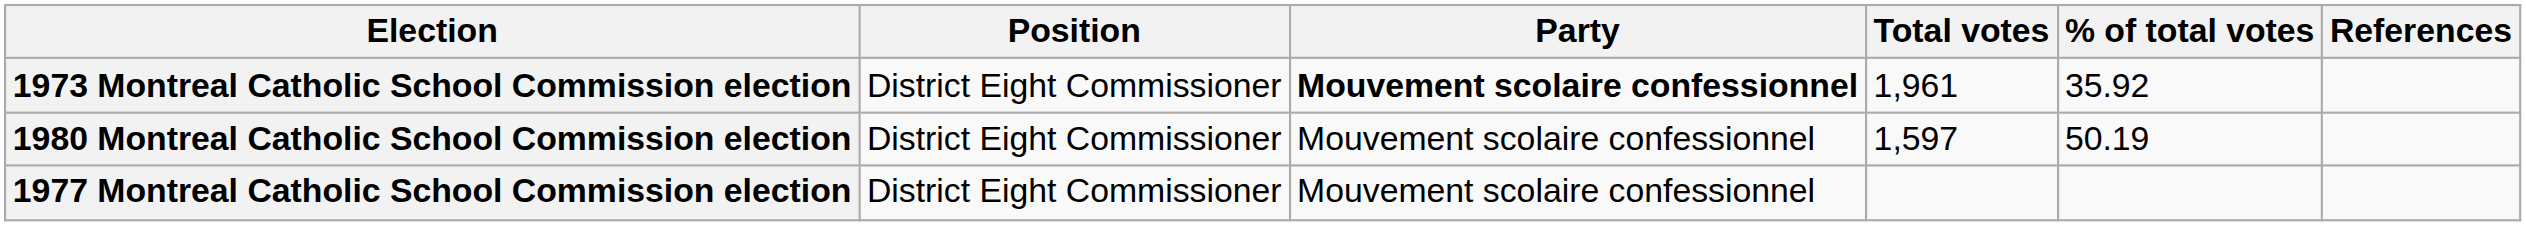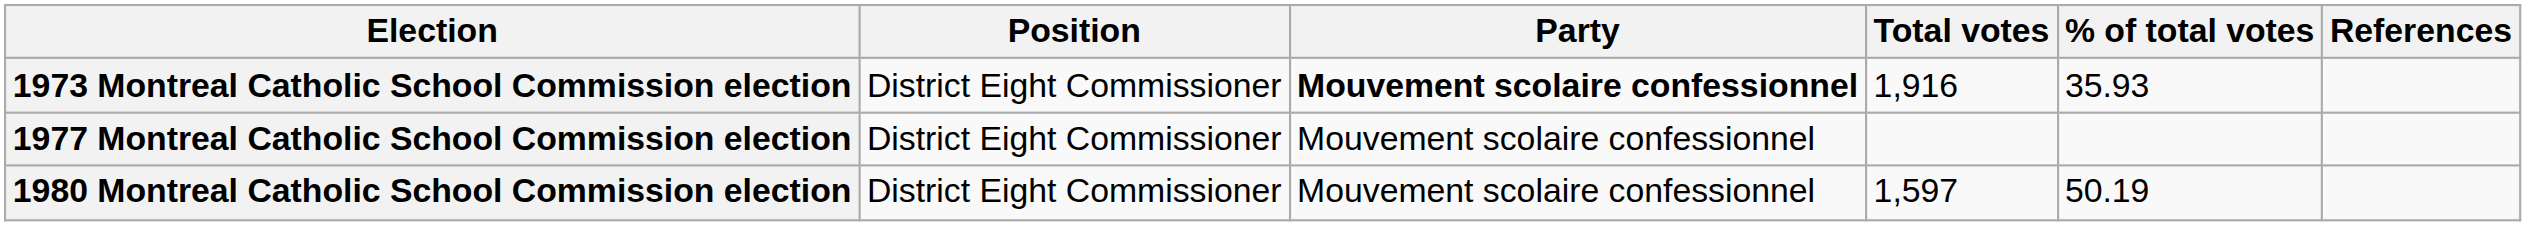(1916, 84) 1,961 -> (1916, 84) 1,916
(2107, 84) 35.92 -> (2107, 84) 35.93
rows swapped: (432, 191) <-> (432, 138)
